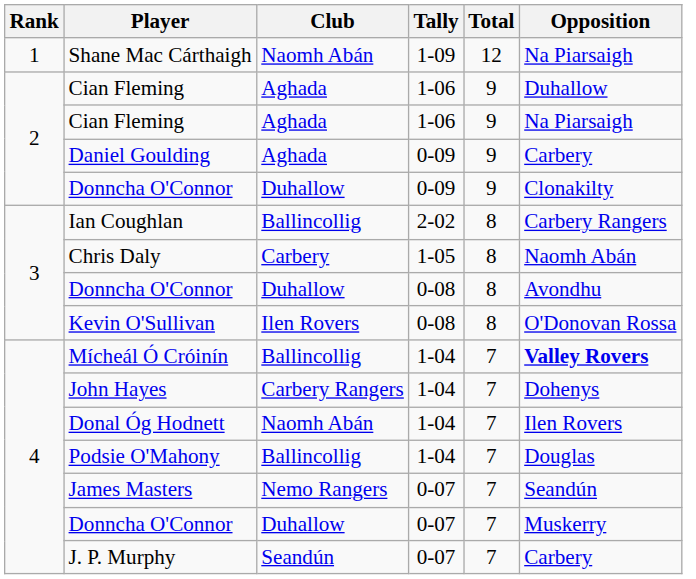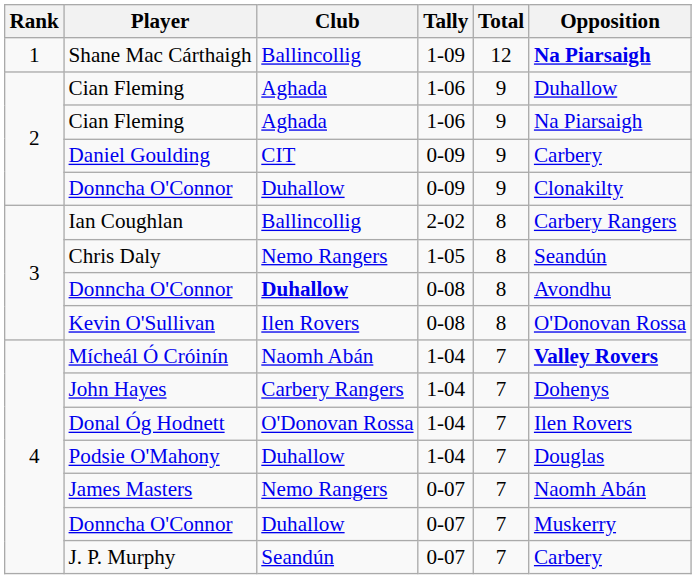(317, 54) Naomh Abán -> (311, 54) Ballincollig
(578, 54) normal -> (592, 54) bold
(294, 155) Aghada -> (278, 155) CIT
(295, 255) Carbery -> (324, 255) Nemo Rangers
(580, 255) Naomh Abán -> (570, 255) Seandún
(303, 289) normal -> (305, 289) bold
(311, 356) Ballincollig -> (317, 356) Naomh Abán
(317, 423) Naomh Abán -> (337, 423) O'Donovan Rossa
(311, 456) Ballincollig -> (303, 456) Duhallow
(561, 490) Seandún -> (590, 490) Naomh Abán
